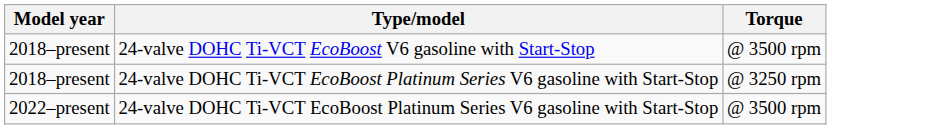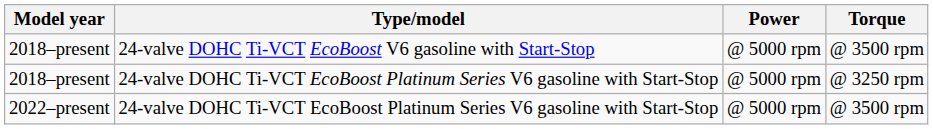+ column: (774, 19)
